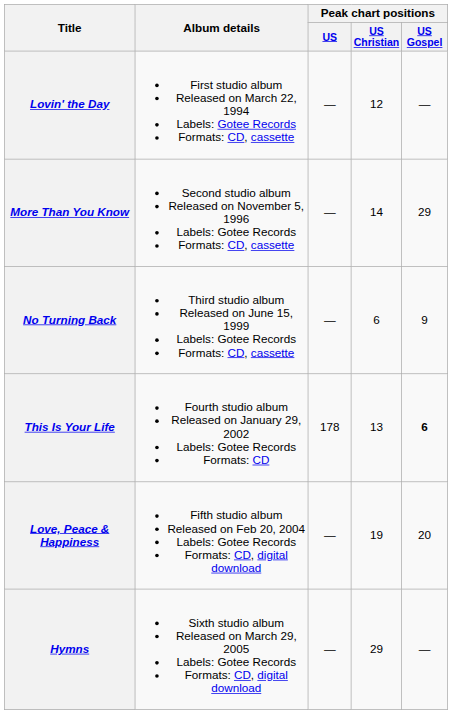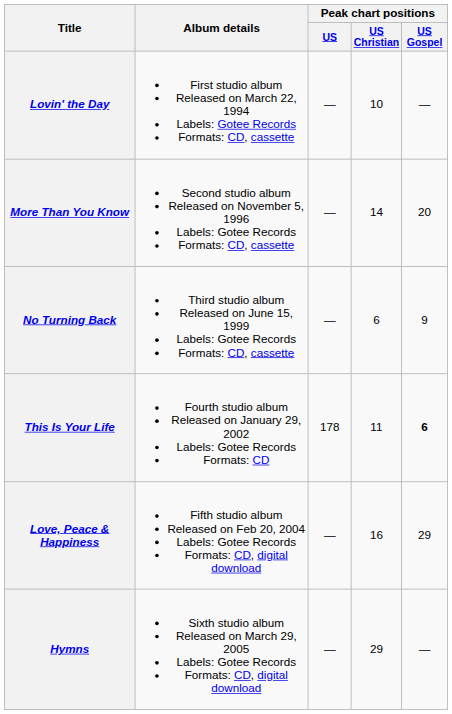(376, 105) 12 -> (376, 105) 10
(425, 212) 29 -> (425, 212) 20
(376, 427) 13 -> (376, 427) 11
(376, 535) 19 -> (376, 535) 16
(425, 535) 20 -> (425, 535) 29
